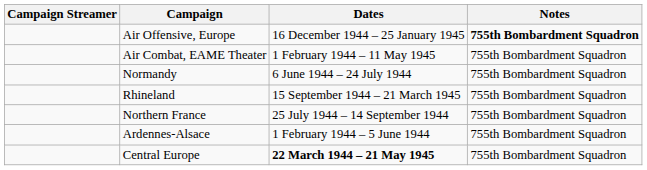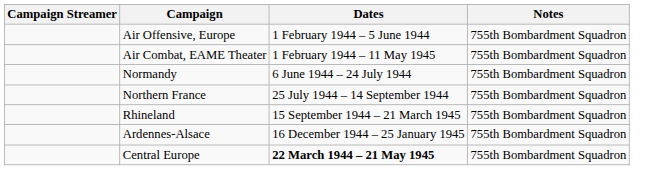(368, 34) 16 December 1944 – 25 January 1945 -> (351, 34) 1 February 1944 – 5 June 1944
(555, 34) bold -> (548, 34) normal
rows swapped: (164, 114) <-> (149, 94)
(351, 134) 1 February 1944 – 5 June 1944 -> (368, 134) 16 December 1944 – 25 January 1945
